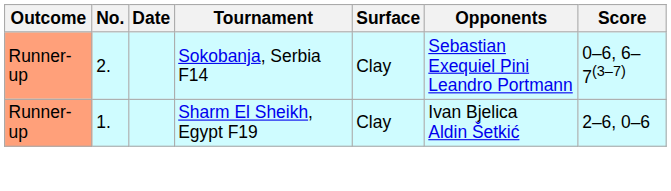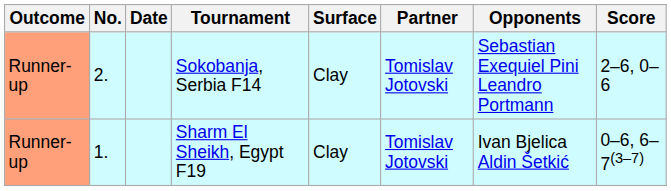+ column: (427, 18)
(611, 65) 0–6, 6–7(3–7) -> (630, 75) 2–6, 0–6
(616, 122) 2–6, 0–6 -> (630, 152) 0–6, 6–7(3–7)
